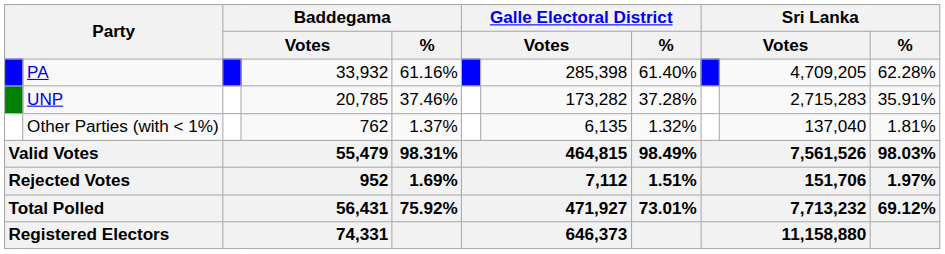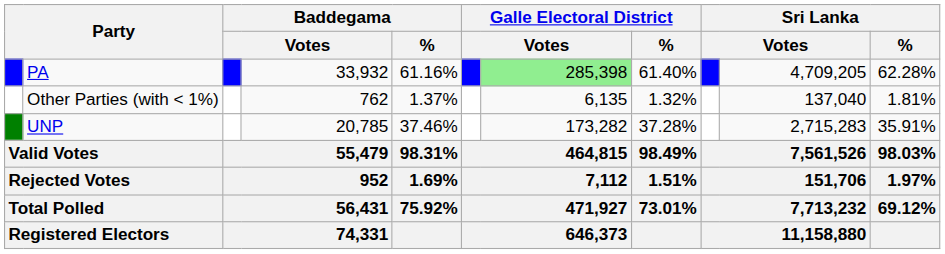(596, 72) no background -> (596, 72) lightgreen background
rows swapped: (45, 99) <-> (123, 126)
